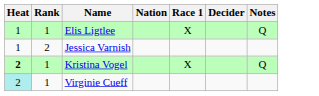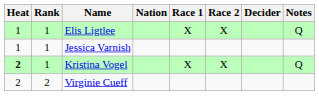+ column: (224, 13)
(47, 47) 2 -> (47, 47) 1
(18, 82) paleturquoise background -> (18, 82) no background
(47, 82) 1 -> (47, 82) 2
